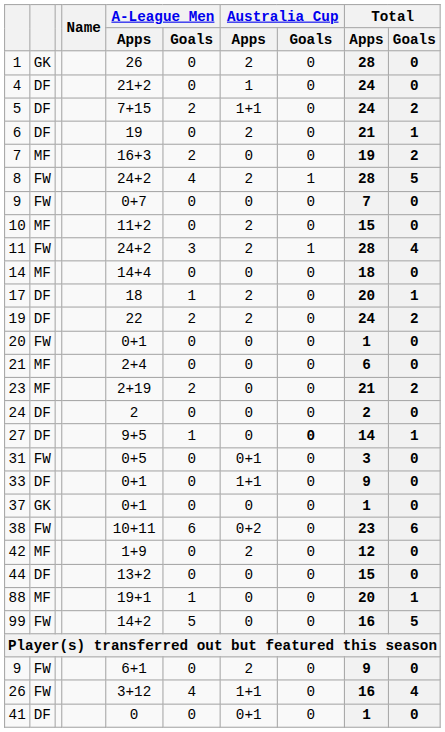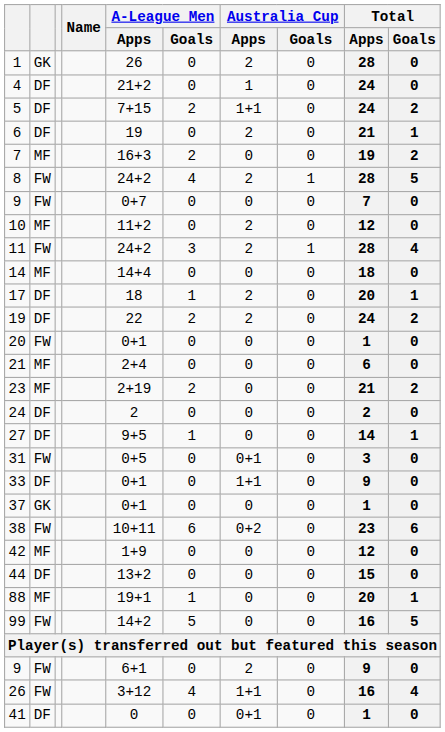(367, 226) 15 -> (367, 226) 12
(311, 436) bold -> (311, 436) normal
(249, 552) 2 -> (249, 552) 0
